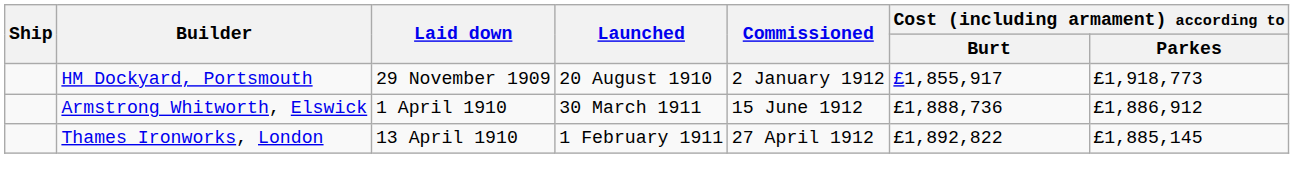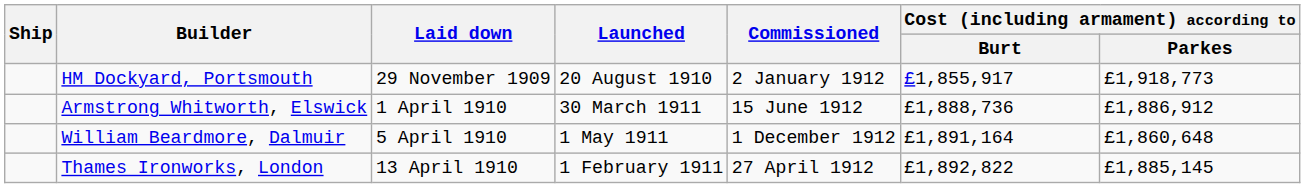+ row: (203, 138)
